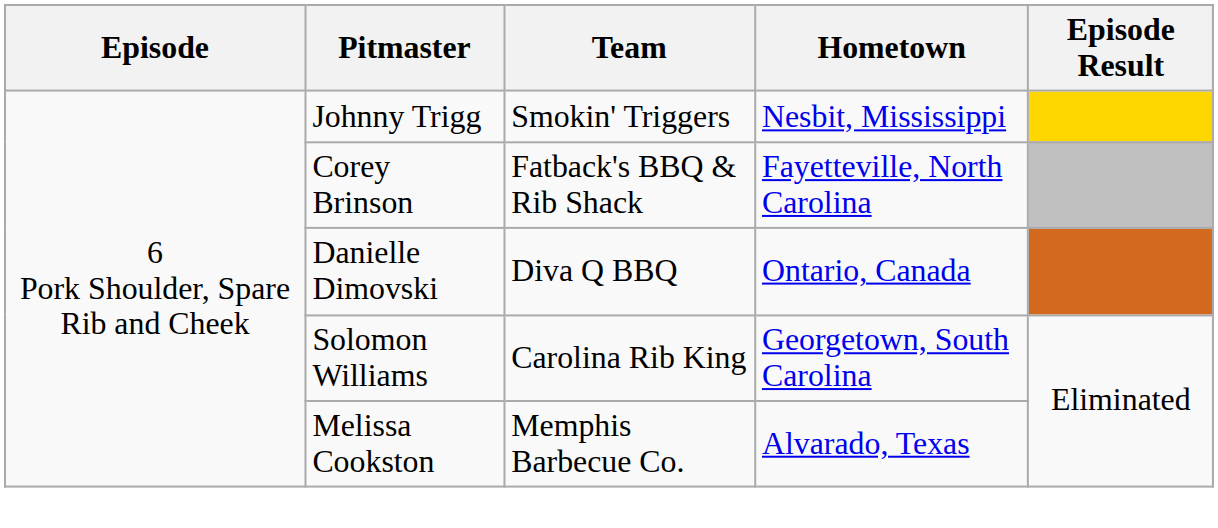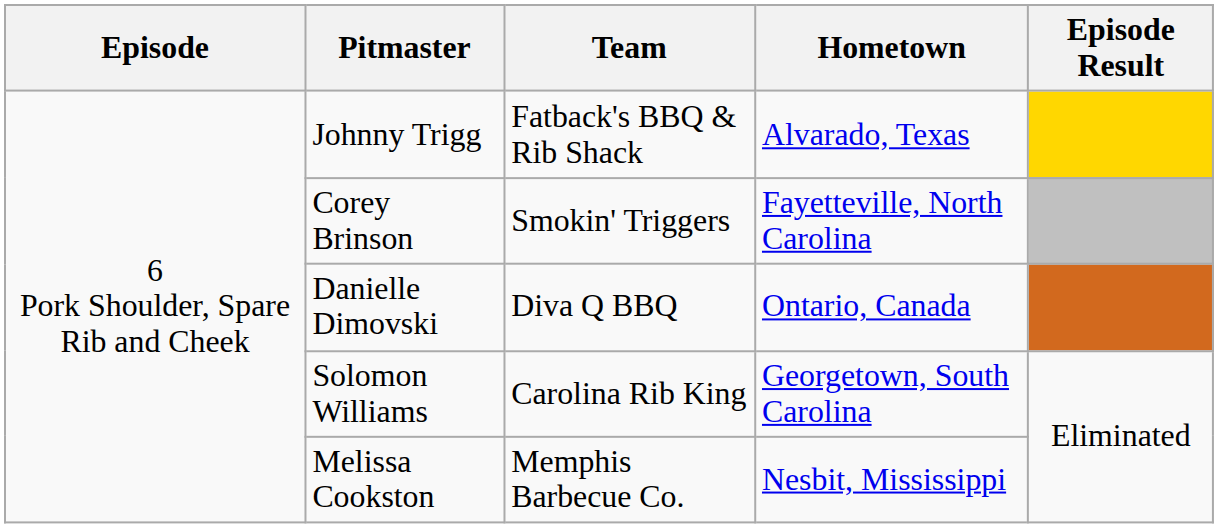(621, 116) Smokin' Triggers -> (624, 133) Fatback's BBQ & Rib Shack
(884, 116) Nesbit, Mississippi -> (866, 133) Alvarado, Texas
(624, 184) Fatback's BBQ & Rib Shack -> (621, 220) Smokin' Triggers
(866, 443) Alvarado, Texas -> (884, 479) Nesbit, Mississippi
